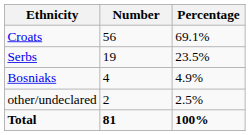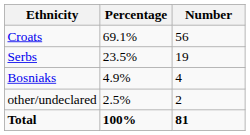columns swapped: (136, 15) <-> (209, 15)
